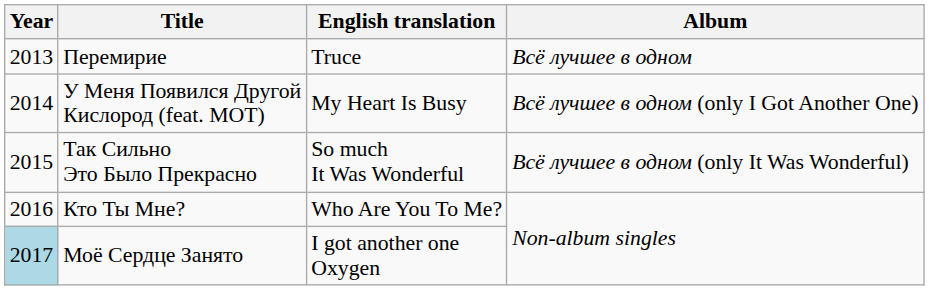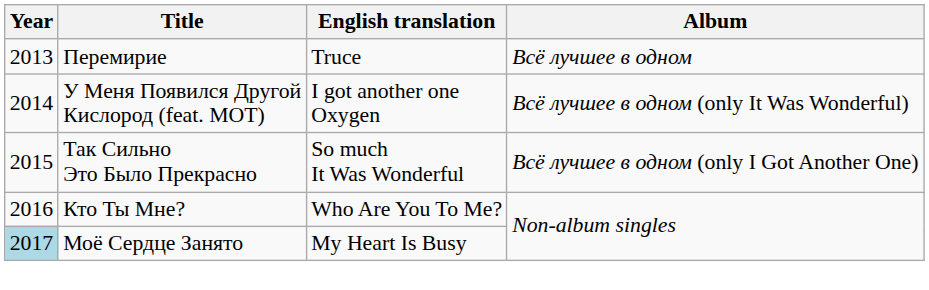(389, 103) My Heart Is Busy -> (385, 103) I got another one Oxygen
(715, 103) Всё лучшее в одном (only I Got Another One) -> (710, 103) Всё лучшее в одном (only It Was Wonderful)
(710, 162) Всё лучшее в одном (only It Was Wonderful) -> (715, 162) Всё лучшее в одном (only I Got Another One)
(385, 255) I got another one Oxygen -> (389, 243) My Heart Is Busy
